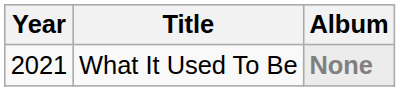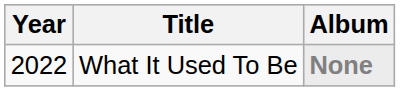(39, 65) 2021 -> (39, 65) 2022
